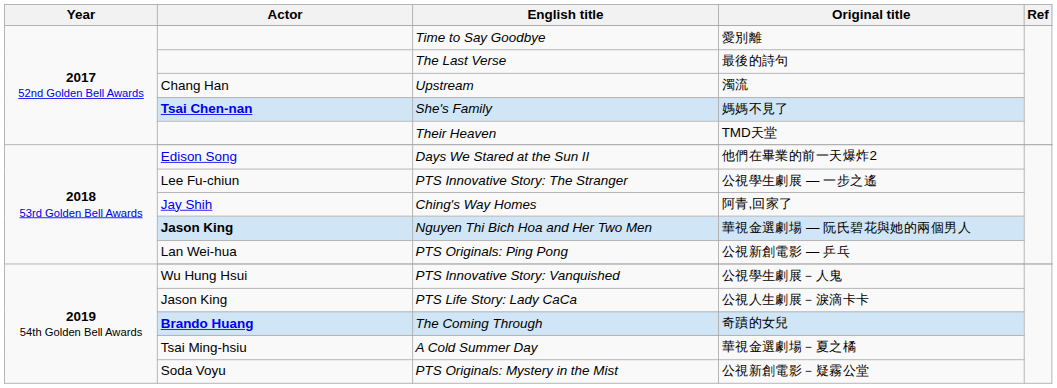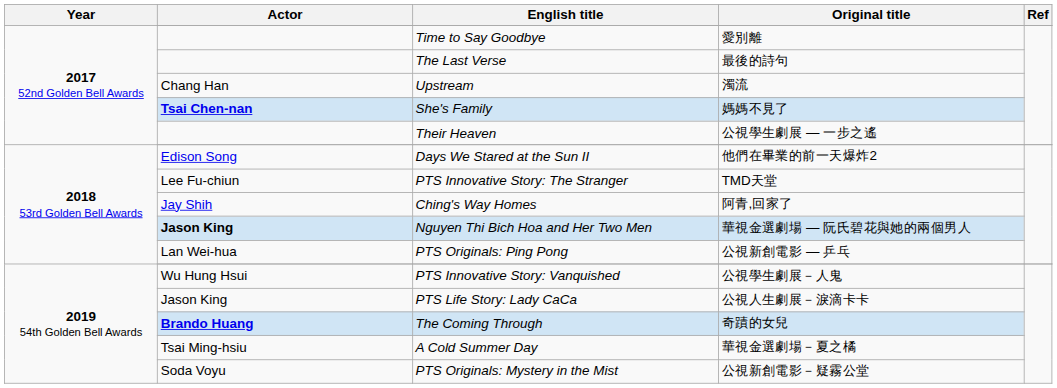(750, 132) TMD天堂 -> (799, 132) 公視學生劇展 — 一步之遙
(799, 180) 公視學生劇展 — 一步之遙 -> (750, 180) TMD天堂
